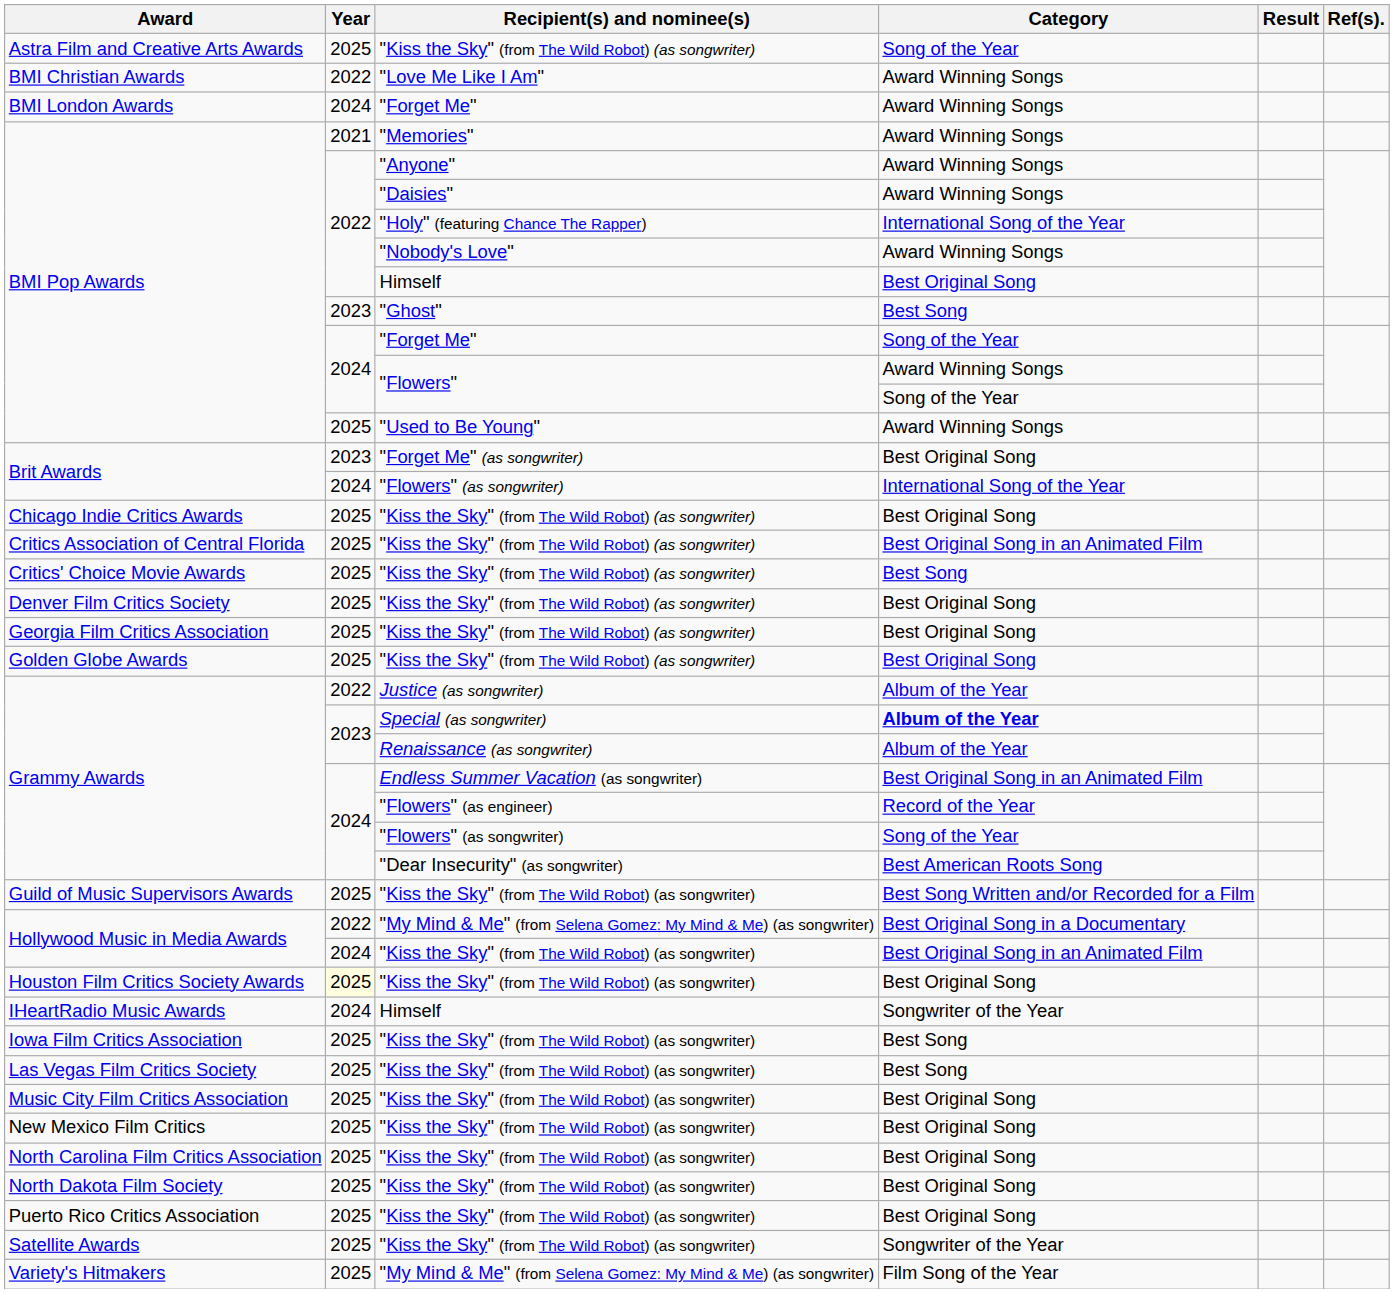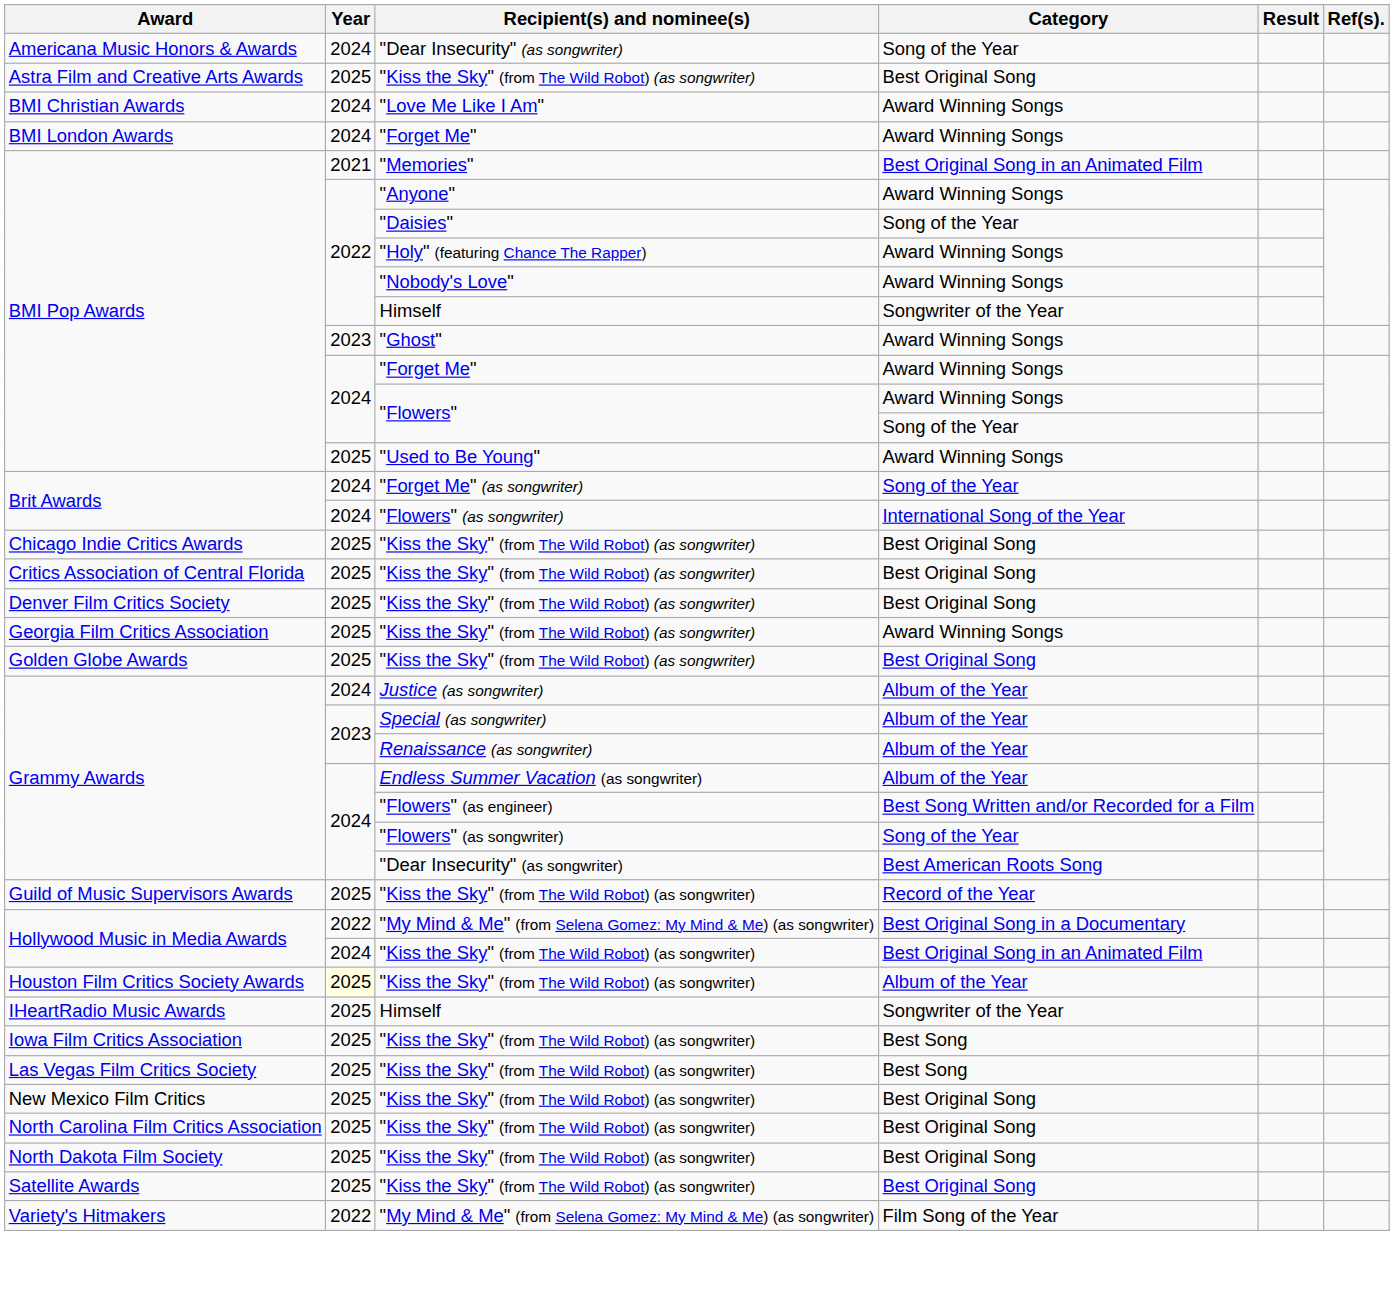+ row: (153, 48)
(951, 48) Song of the Year -> (959, 77) Best Original Song
(351, 77) 2022 -> (351, 106) 2024
(973, 135) Award Winning Songs -> (1043, 164) Best Original Song in an Animated Film
(973, 194) Award Winning Songs -> (951, 223) Song of the Year
(1004, 223) International Song of the Year -> (973, 252) Award Winning Songs
(959, 281) Best Original Song -> (973, 310) Songwriter of the Year
(925, 310) Best Song -> (973, 340) Award Winning Songs
(951, 340) Song of the Year -> (973, 369) Award Winning Songs
(351, 456) 2023 -> (351, 485) 2024
(959, 456) Best Original Song -> (951, 485) Song of the Year
(1043, 544) Best Original Song in an Animated Film -> (959, 573) Best Original Song
- row: (127, 573)
(959, 631) Best Original Song -> (973, 631) Award Winning Songs
(351, 690) 2022 -> (351, 690) 2024
(961, 719) bold -> (955, 719) normal
(1043, 777) Best Original Song in an Animated Film -> (955, 777) Album of the Year
(959, 806) Record of the Year -> (1068, 806) Best Song Written and/or Recorded for a Film
(1068, 894) Best Song Written and/or Recorded for a Film -> (959, 894) Record of the Year
(959, 982) Best Original Song -> (955, 982) Album of the Year
(351, 1011) 2024 -> (351, 1011) 2025
- row: (148, 1098)
- row: (134, 1215)
(973, 1244) Songwriter of the Year -> (959, 1186) Best Original Song
(351, 1273) 2025 -> (351, 1215) 2022
